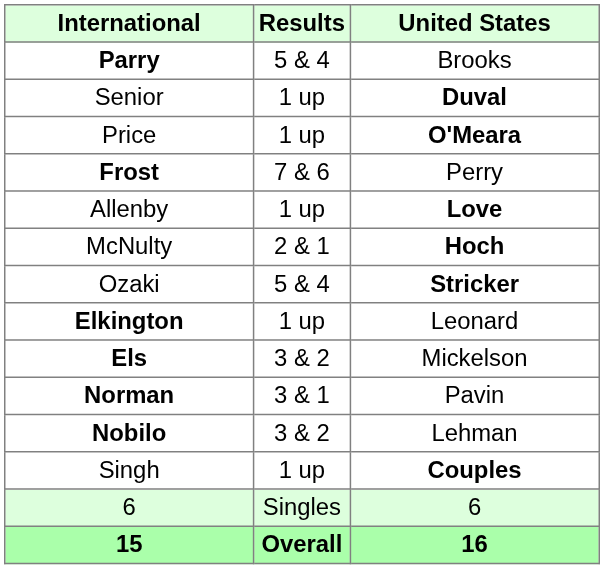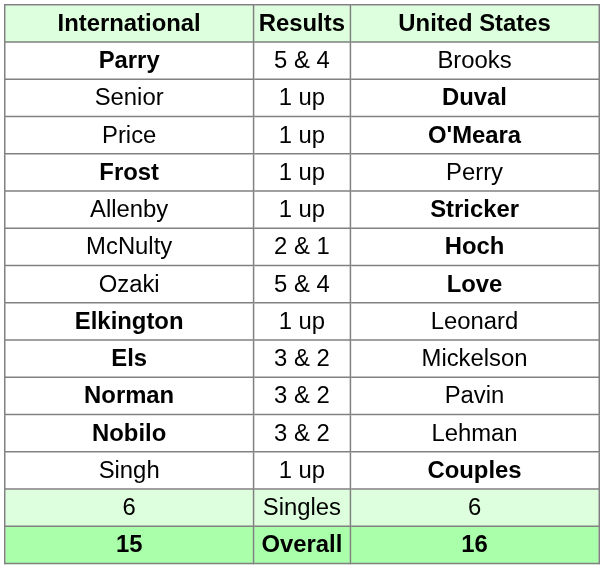(302, 172) 7 & 6 -> (302, 172) 1 up
(475, 209) Love -> (475, 209) Stricker
(475, 283) Stricker -> (475, 283) Love
(302, 395) 3 & 1 -> (302, 395) 3 & 2
